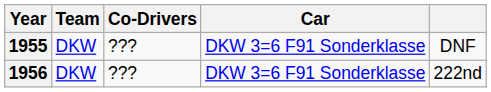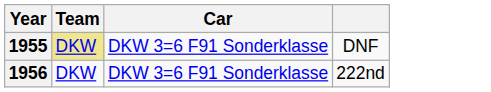- column: (152, 19)
(76, 46) no background -> (76, 46) khaki background
